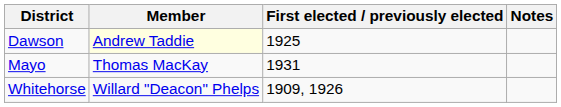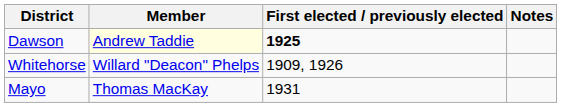(283, 41) normal -> (283, 41) bold
rows swapped: (27, 65) <-> (47, 89)
